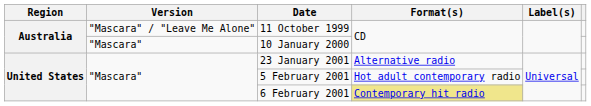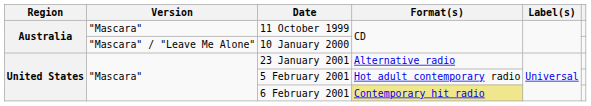(172, 29) "Mascara" / "Leave Me Alone" -> (116, 29) "Mascara"
(116, 45) "Mascara" -> (172, 45) "Mascara" / "Leave Me Alone"
